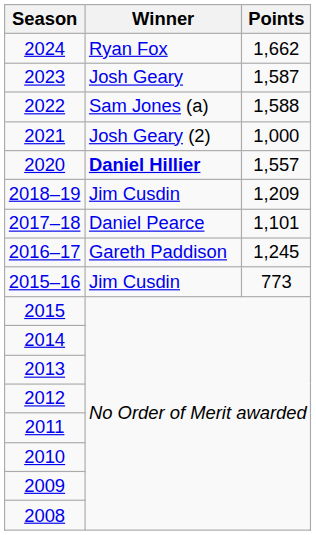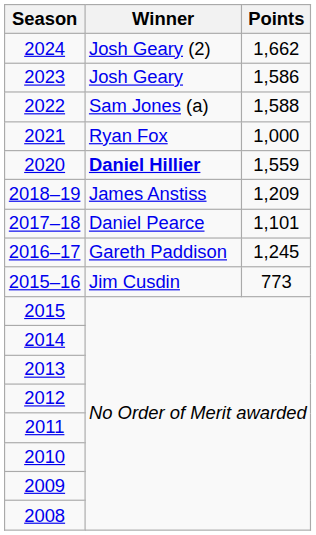(128, 48) Ryan Fox -> (150, 48) Josh Geary (2)
(276, 77) 1,587 -> (276, 77) 1,586
(150, 135) Josh Geary (2) -> (128, 135) Ryan Fox
(276, 164) 1,557 -> (276, 164) 1,559
(134, 194) Jim Cusdin -> (148, 194) James Anstiss
